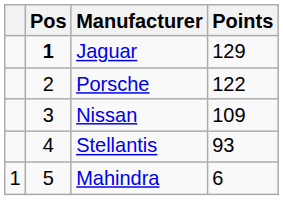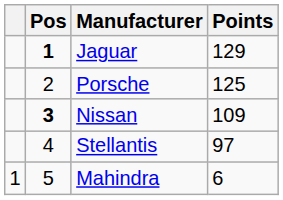(229, 83) 122 -> (229, 83) 125
(48, 115) normal -> (48, 115) bold
(223, 146) 93 -> (223, 146) 97
